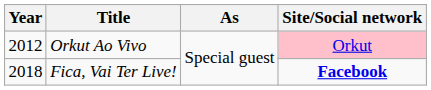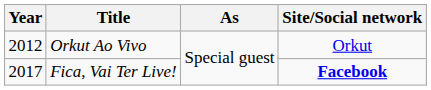(352, 44) pink background -> (352, 44) no background
(25, 71) 2018 -> (25, 71) 2017
